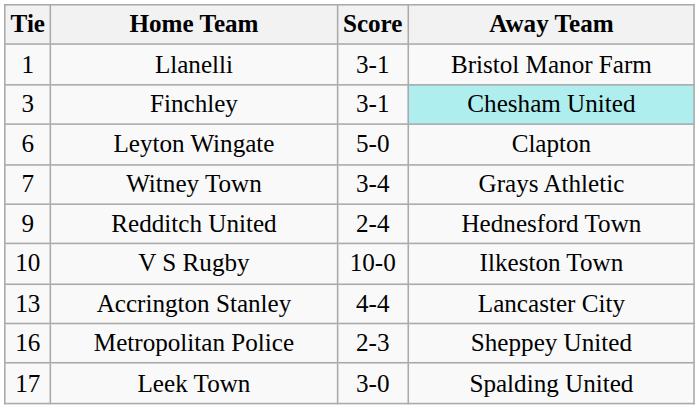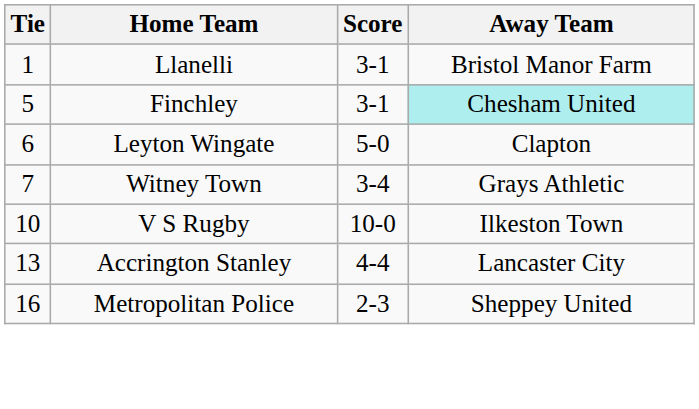(28, 104) 3 -> (28, 104) 5
- row: (194, 223)
- row: (194, 382)
